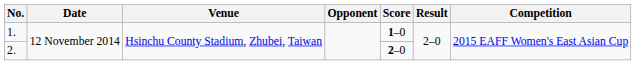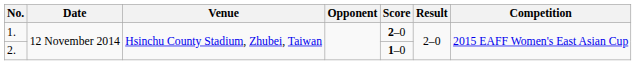(397, 32) 1–0 -> (397, 32) 2–0
(397, 50) 2–0 -> (397, 50) 1–0
